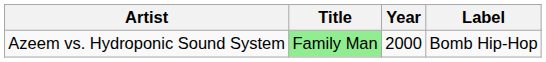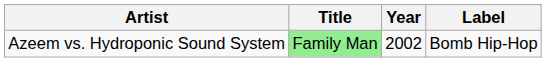(404, 43) 2000 -> (404, 43) 2002
